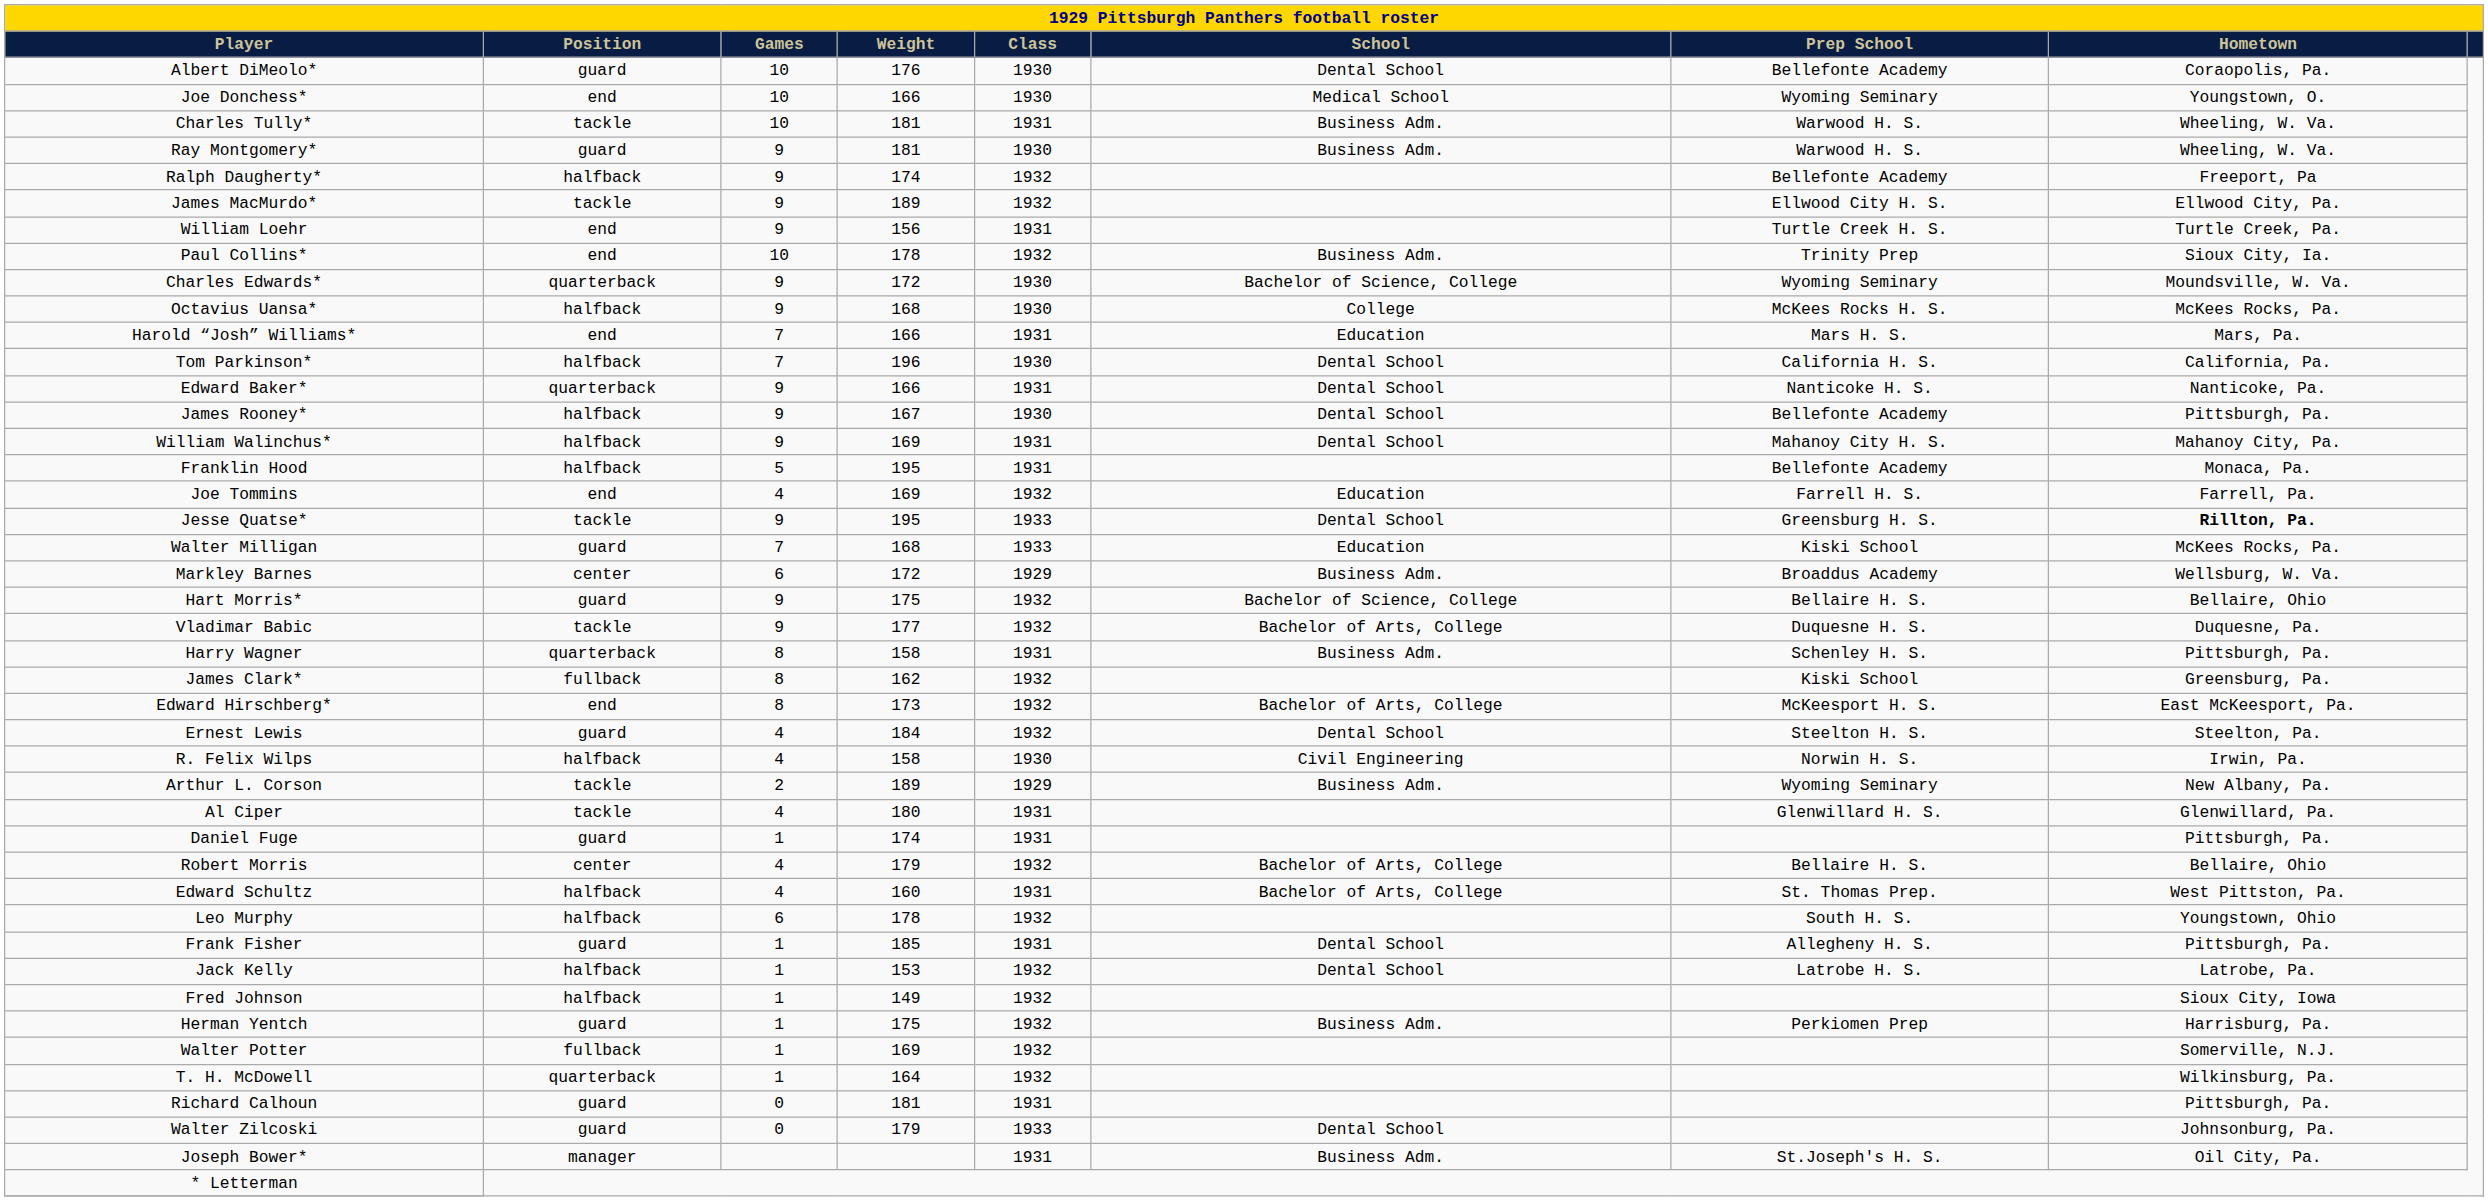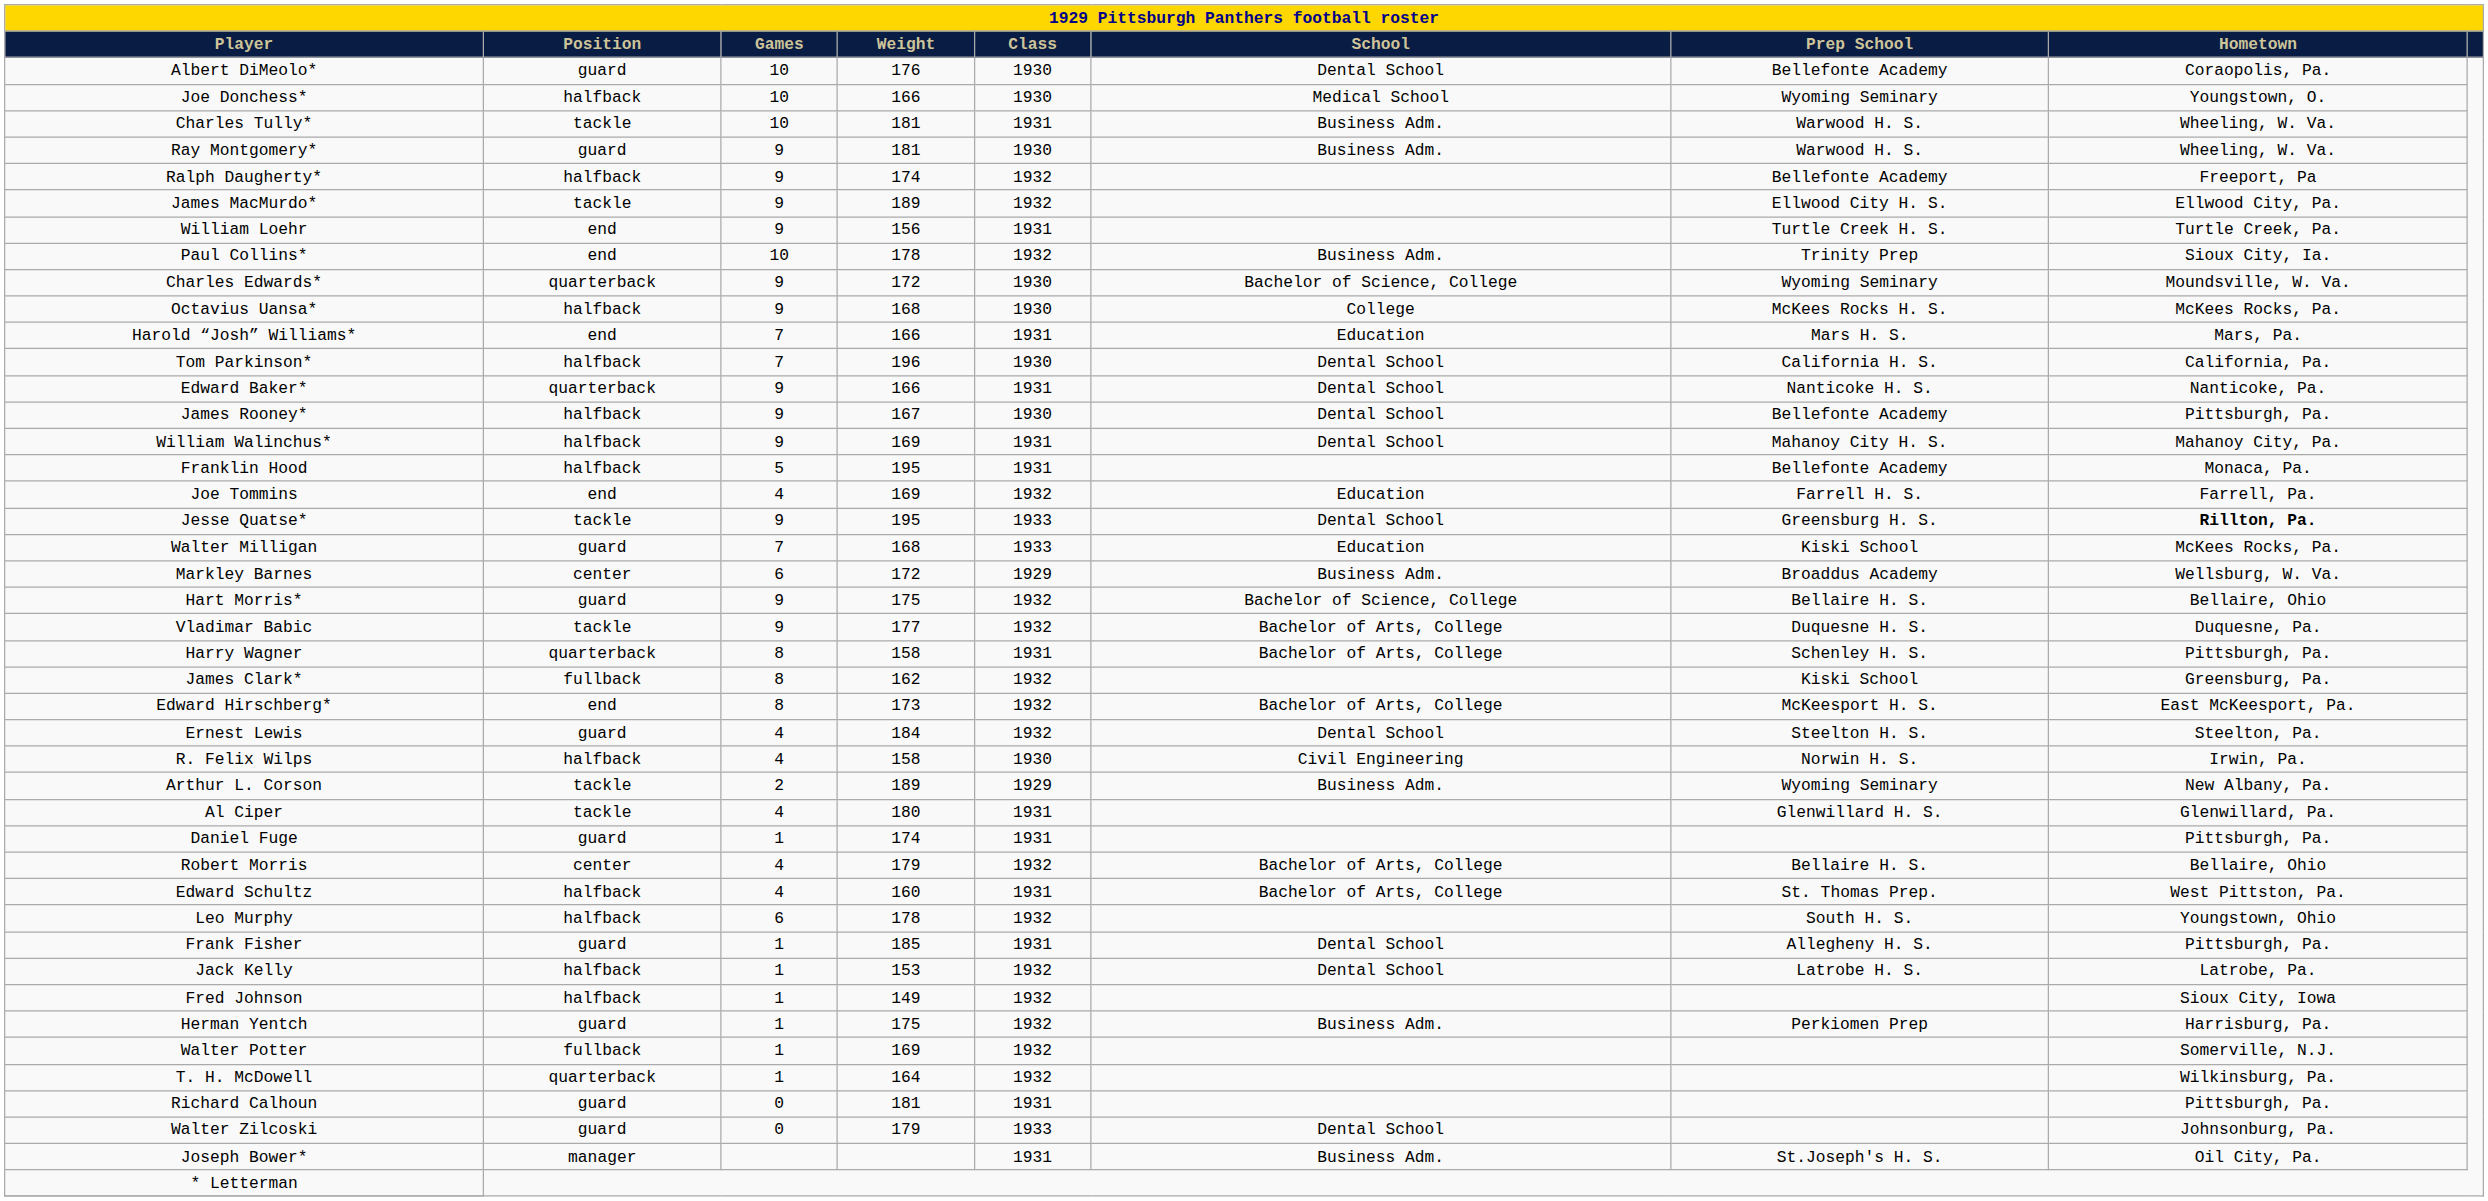(602, 97) end -> (602, 97) halfback
(1381, 653) Business Adm. -> (1381, 653) Bachelor of Arts, College
